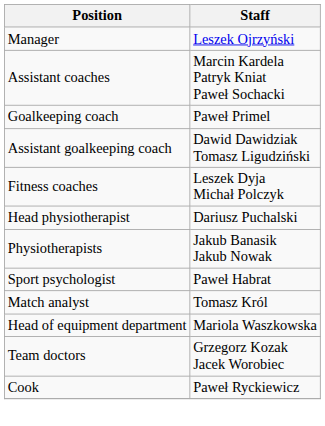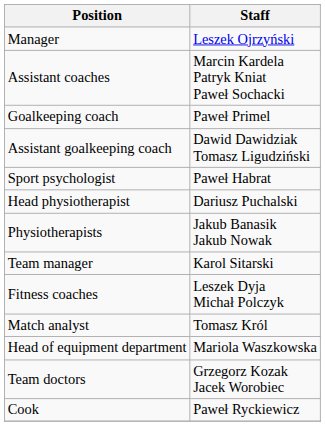rows swapped: (53, 186) <-> (62, 279)
+ row: (50, 263)
